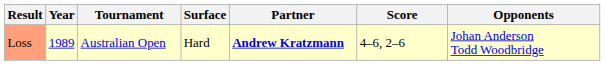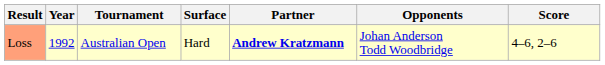columns swapped: (524, 14) <-> (402, 14)
(62, 42) 1989 -> (62, 42) 1992
